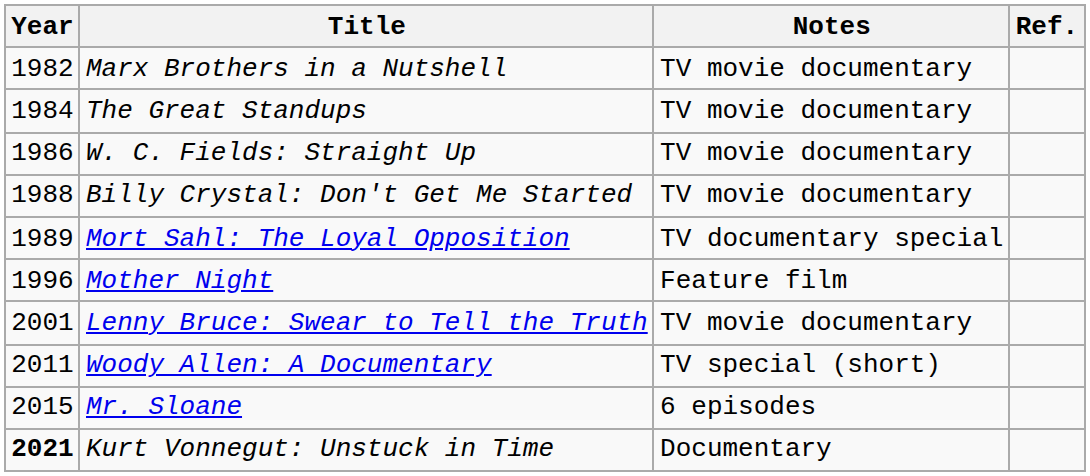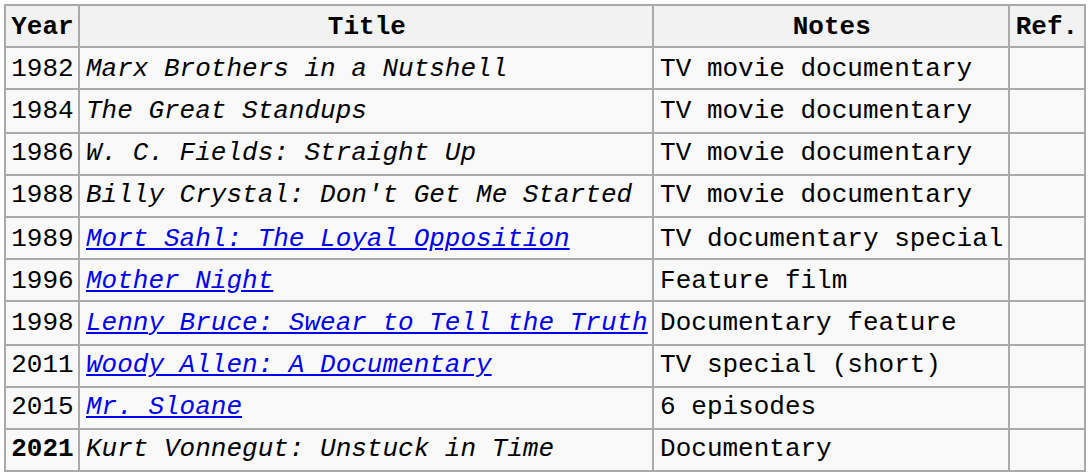(42, 323) 2001 -> (42, 323) 1998
(816, 323) TV movie documentary -> (808, 323) Documentary feature
